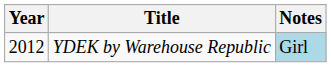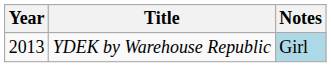(27, 47) 2012 -> (27, 47) 2013
